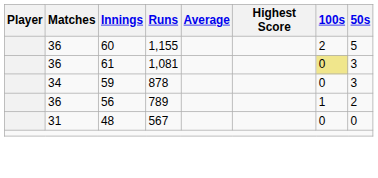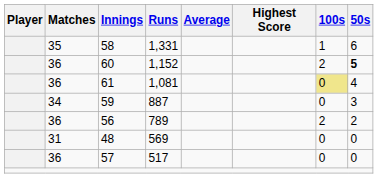+ row: (108, 45)
(163, 45) 1,155 -> (163, 64) 1,152
(354, 45) normal -> (354, 64) bold
(354, 64) 3 -> (354, 83) 4
(158, 83) 878 -> (158, 102) 887
(322, 102) 1 -> (322, 121) 2
(158, 121) 567 -> (158, 139) 569
+ row: (108, 158)
